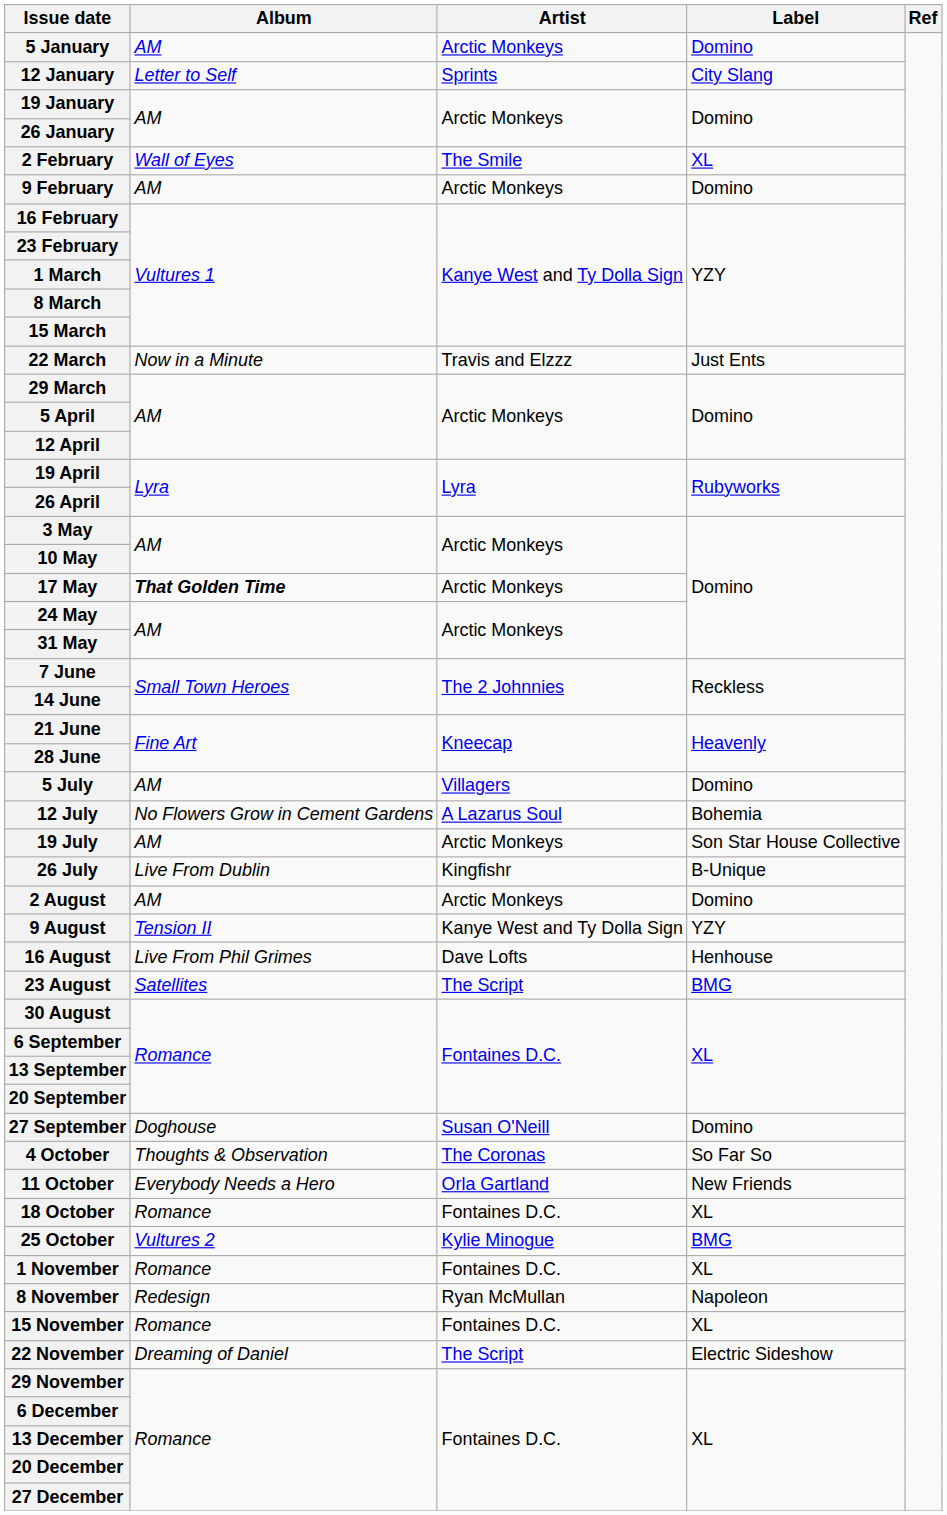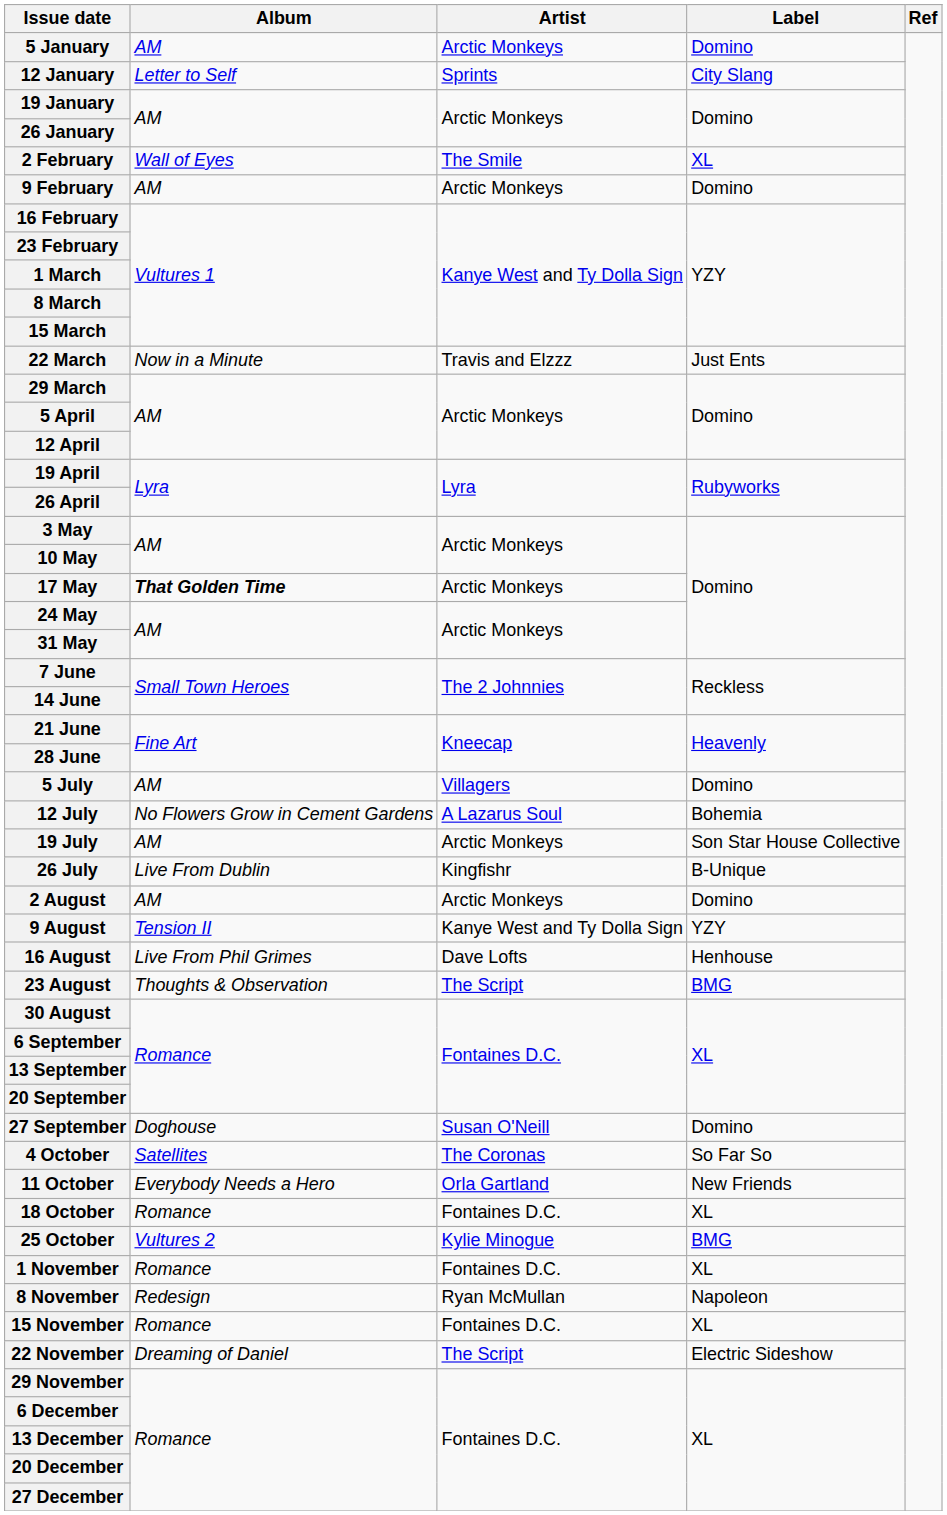(171, 984) Satellites -> (231, 984) Thoughts & Observation
(231, 1155) Thoughts & Observation -> (171, 1155) Satellites
